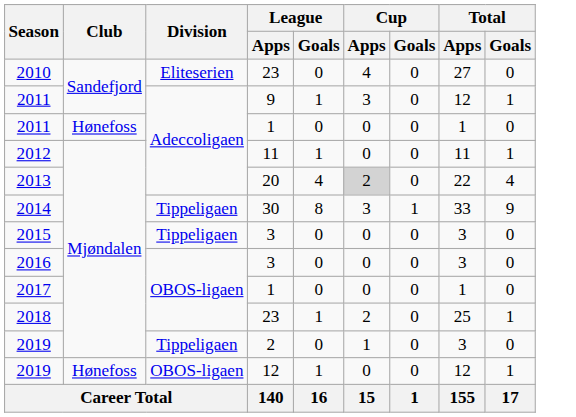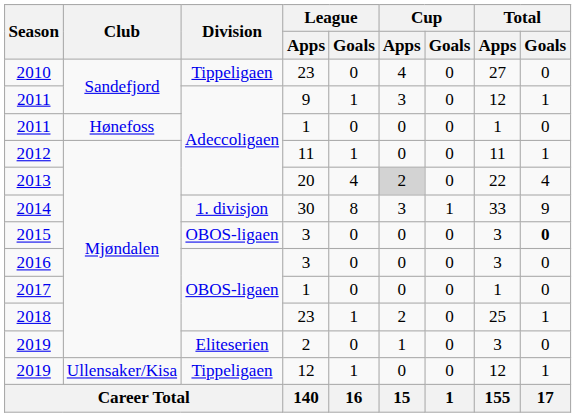(197, 72) Eliteserien -> (232, 72) Tippeligaen
(197, 208) Tippeligaen -> (232, 208) 1. divisjon
(197, 235) Tippeligaen -> (232, 235) OBOS-ligaen
(510, 235) normal -> (545, 235) bold
(197, 343) Tippeligaen -> (232, 343) Eliteserien
(104, 371) Hønefoss -> (122, 371) Ullensaker/Kisa
(197, 371) OBOS-ligaen -> (232, 371) Tippeligaen
